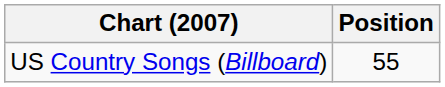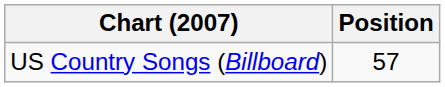(386, 61) 55 -> (386, 61) 57
